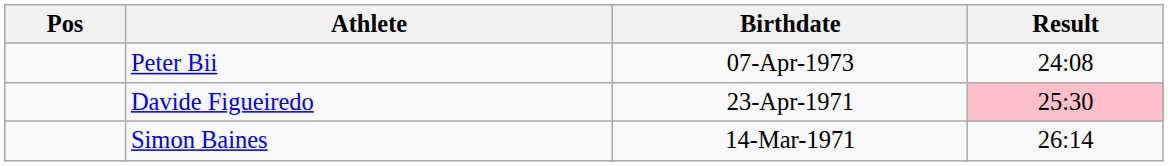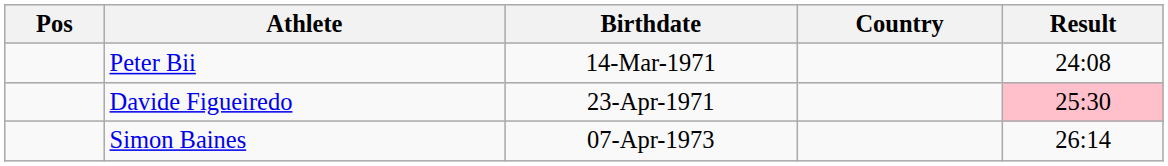+ column: (900, 23)
(790, 62) 07-Apr-1973 -> (651, 62) 14-Mar-1971
(790, 140) 14-Mar-1971 -> (651, 140) 07-Apr-1973
